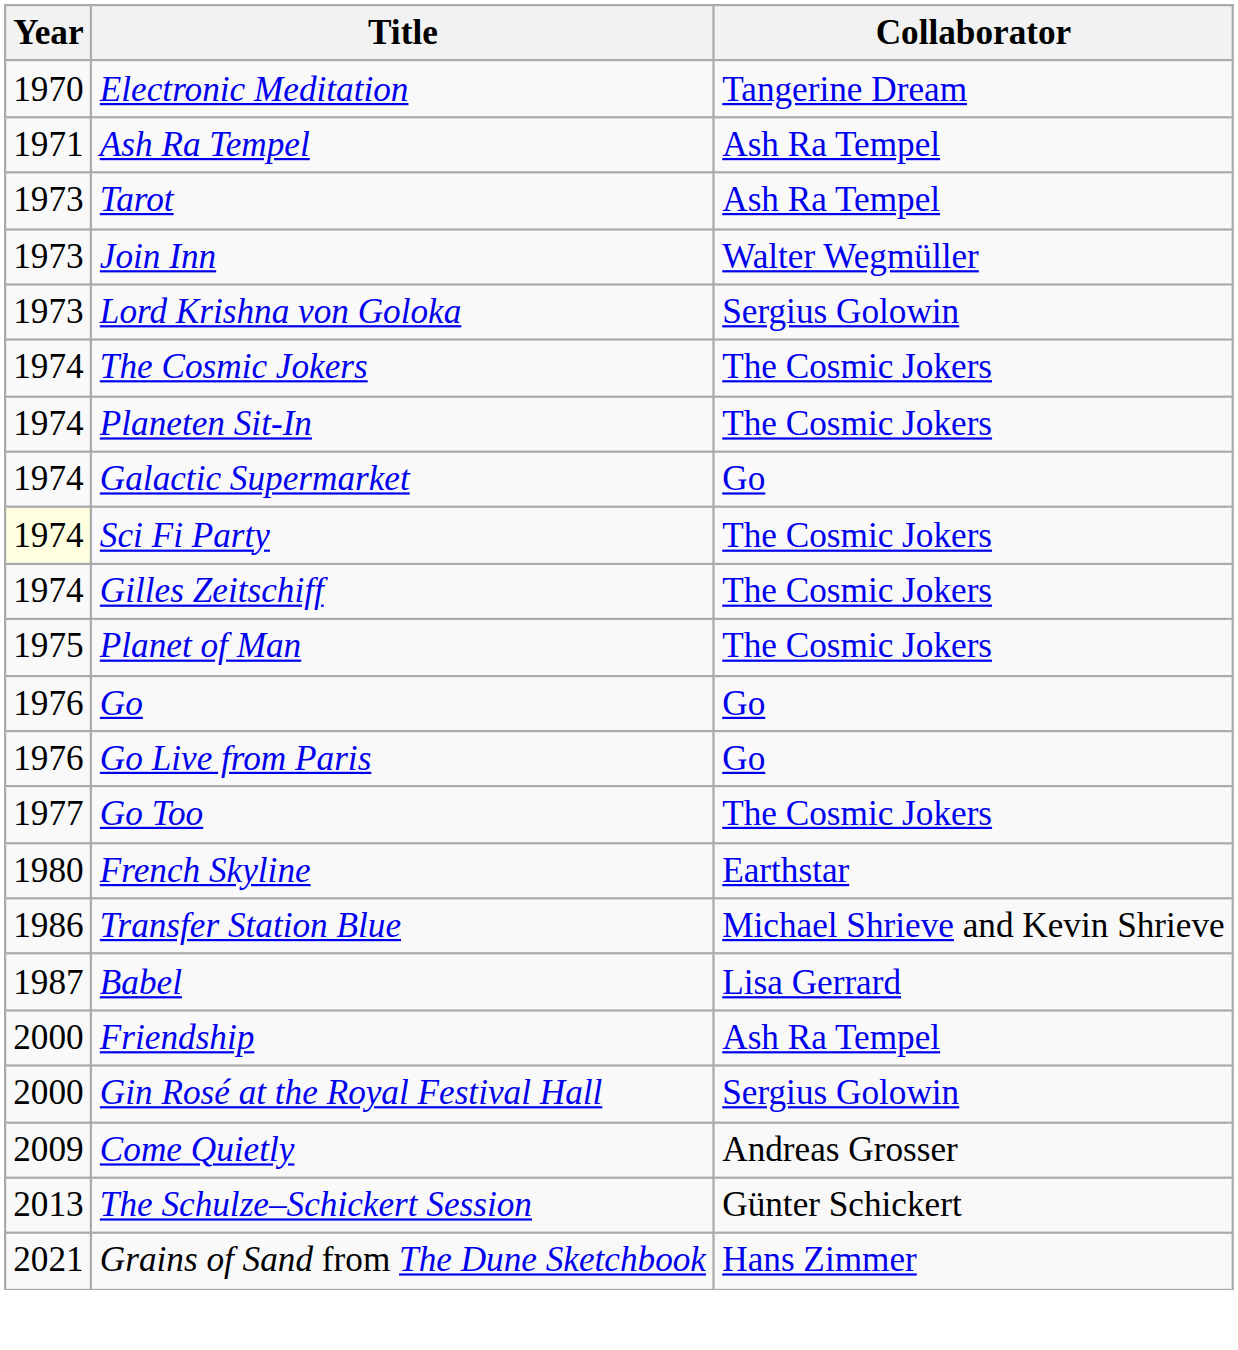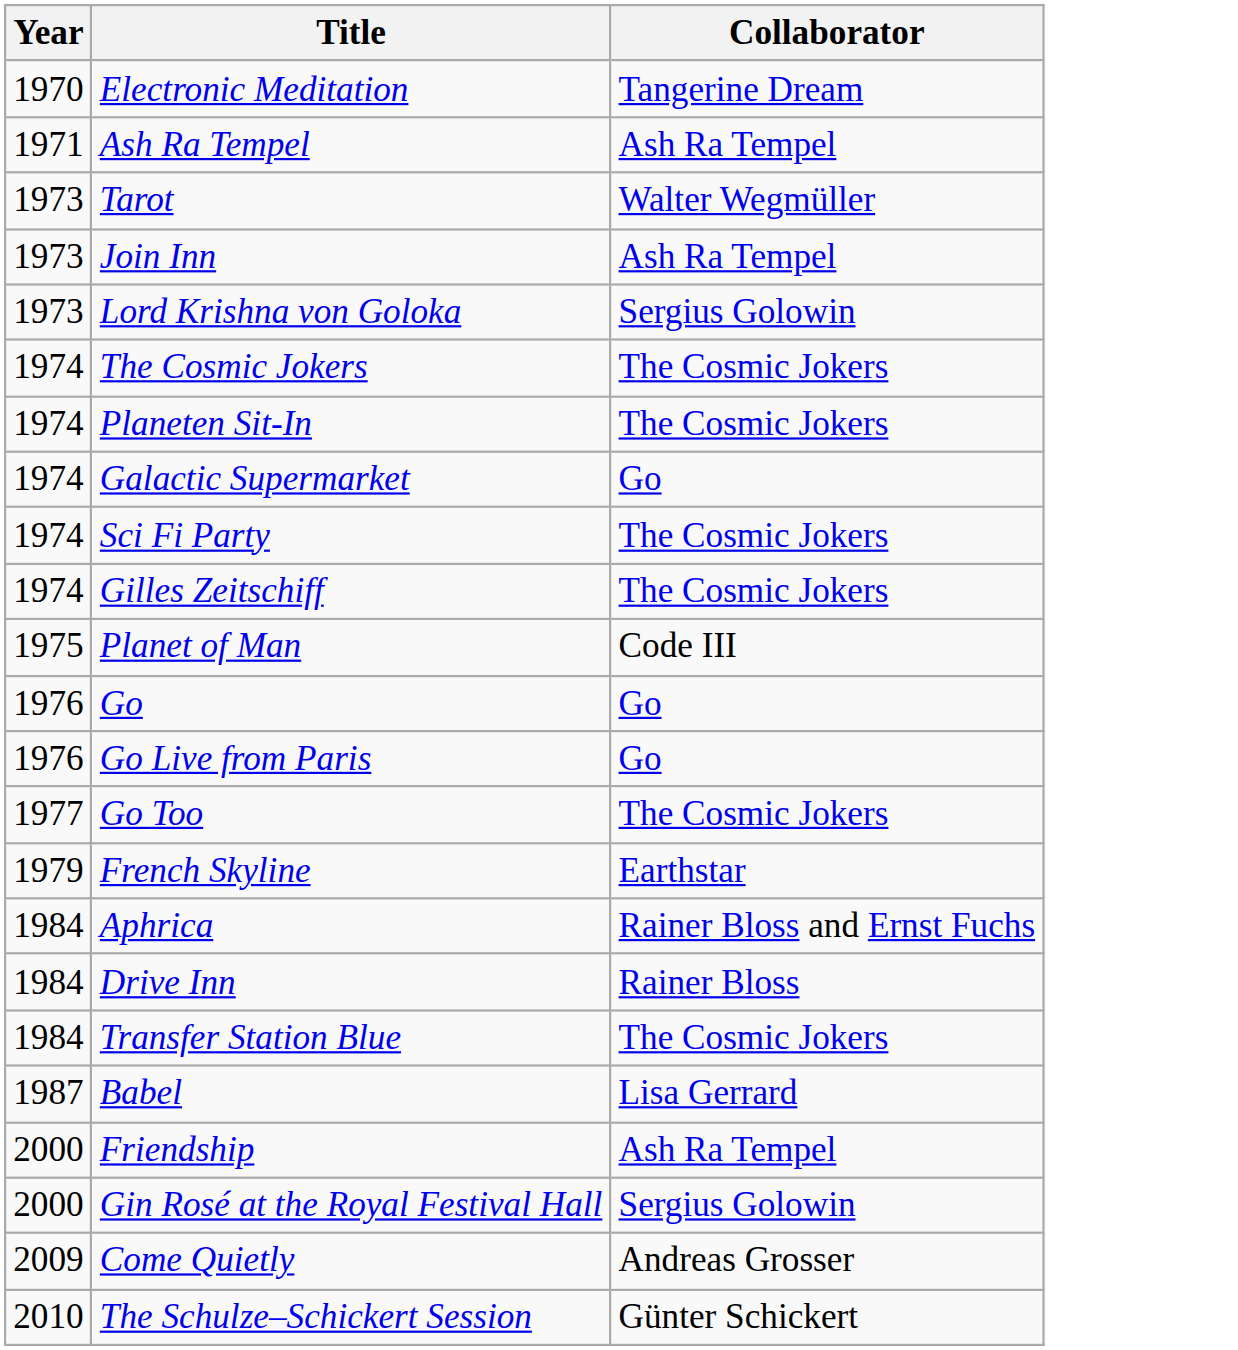(831, 199) Ash Ra Tempel -> (747, 199) Walter Wegmüller
(851, 255) Walter Wegmüller -> (727, 255) Ash Ra Tempel
(48, 534) lightyellow background -> (48, 534) no background
(857, 646) The Cosmic Jokers -> (678, 646) Code III
(48, 869) 1980 -> (48, 869) 1979
+ row: (157, 925)
+ row: (168, 981)
(48, 925) 1986 -> (48, 1037) 1984
(973, 925) Michael Shrieve and Kevin Shrieve -> (753, 1037) The Cosmic Jokers
(48, 1204) 2013 -> (48, 1316) 2010
- row: (403, 1260)
